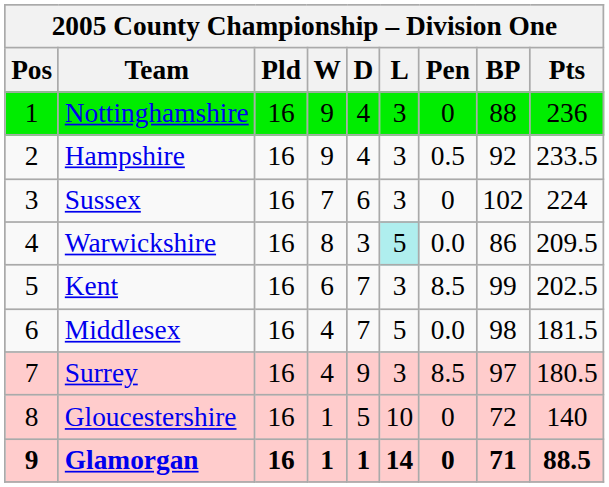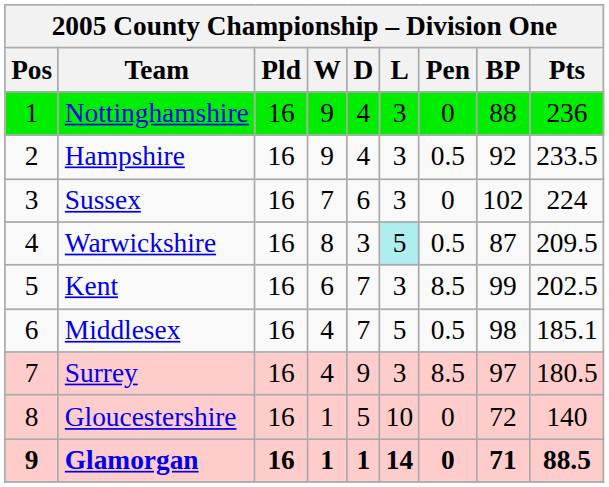(448, 243) 0.0 -> (448, 243) 0.5
(503, 243) 86 -> (503, 243) 87
(448, 329) 0.0 -> (448, 329) 0.5
(567, 329) 181.5 -> (567, 329) 185.1
